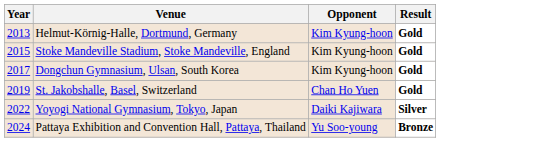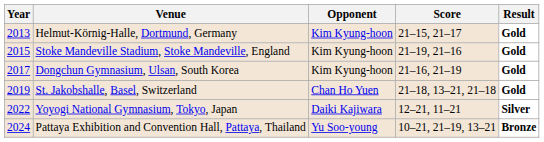+ column: (447, 14)
